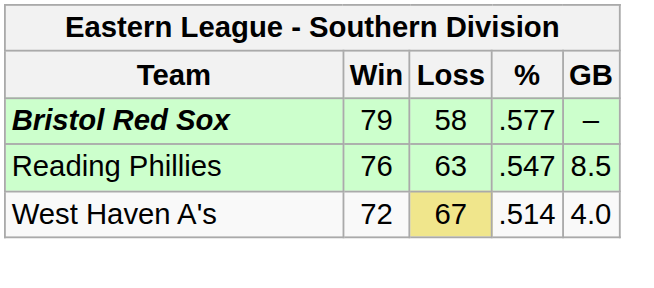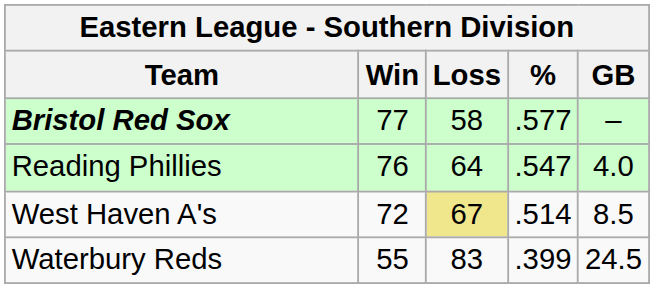(376, 120) 79 -> (392, 120) 77
(451, 167) 63 -> (467, 167) 64
(591, 167) 8.5 -> (613, 167) 4.0
(591, 213) 4.0 -> (613, 213) 8.5
+ row: (117, 259)
